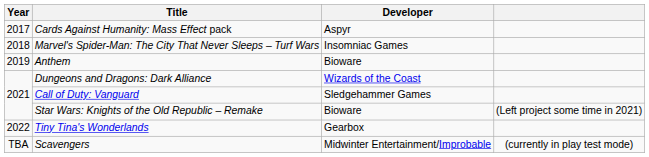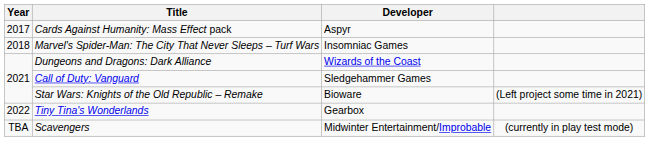- row: (53, 62)
